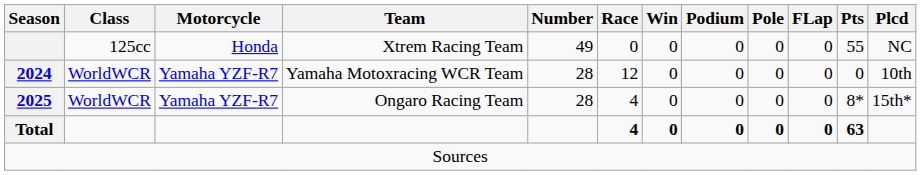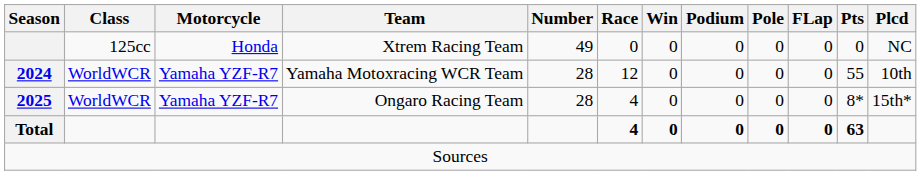(855, 45) 55 -> (860, 45) 0
(860, 73) 0 -> (855, 73) 55
